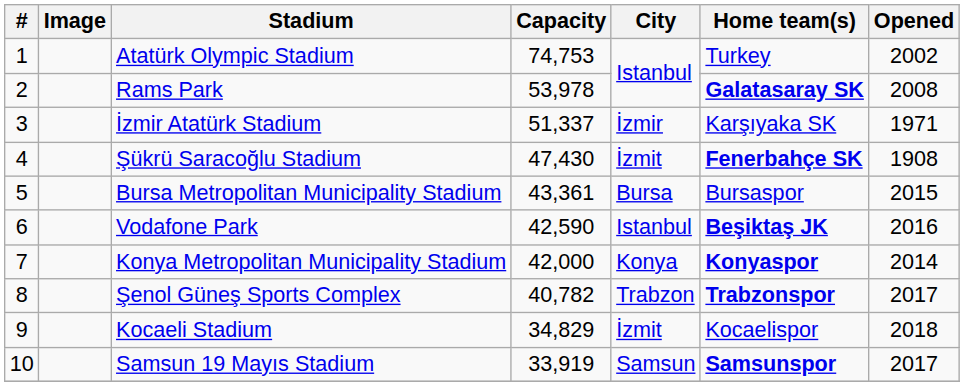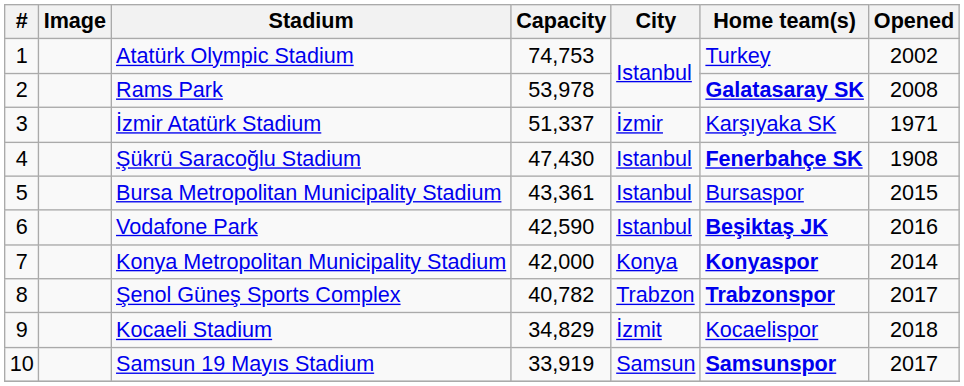(639, 158) İzmit -> (654, 158) Istanbul
(644, 192) Bursa -> (654, 192) Istanbul
